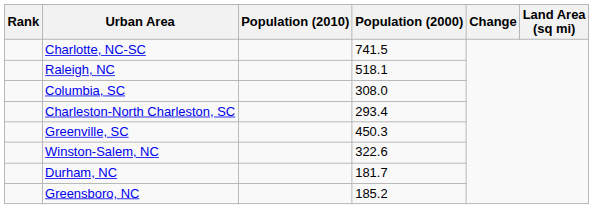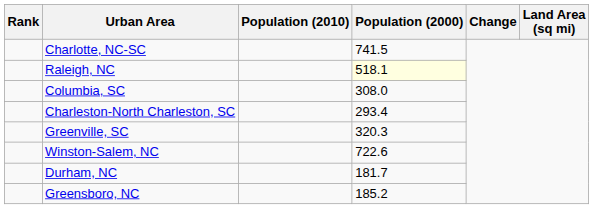(371, 70) no background -> (371, 70) lightyellow background
(371, 132) 450.3 -> (371, 132) 320.3
(371, 152) 322.6 -> (371, 152) 722.6
